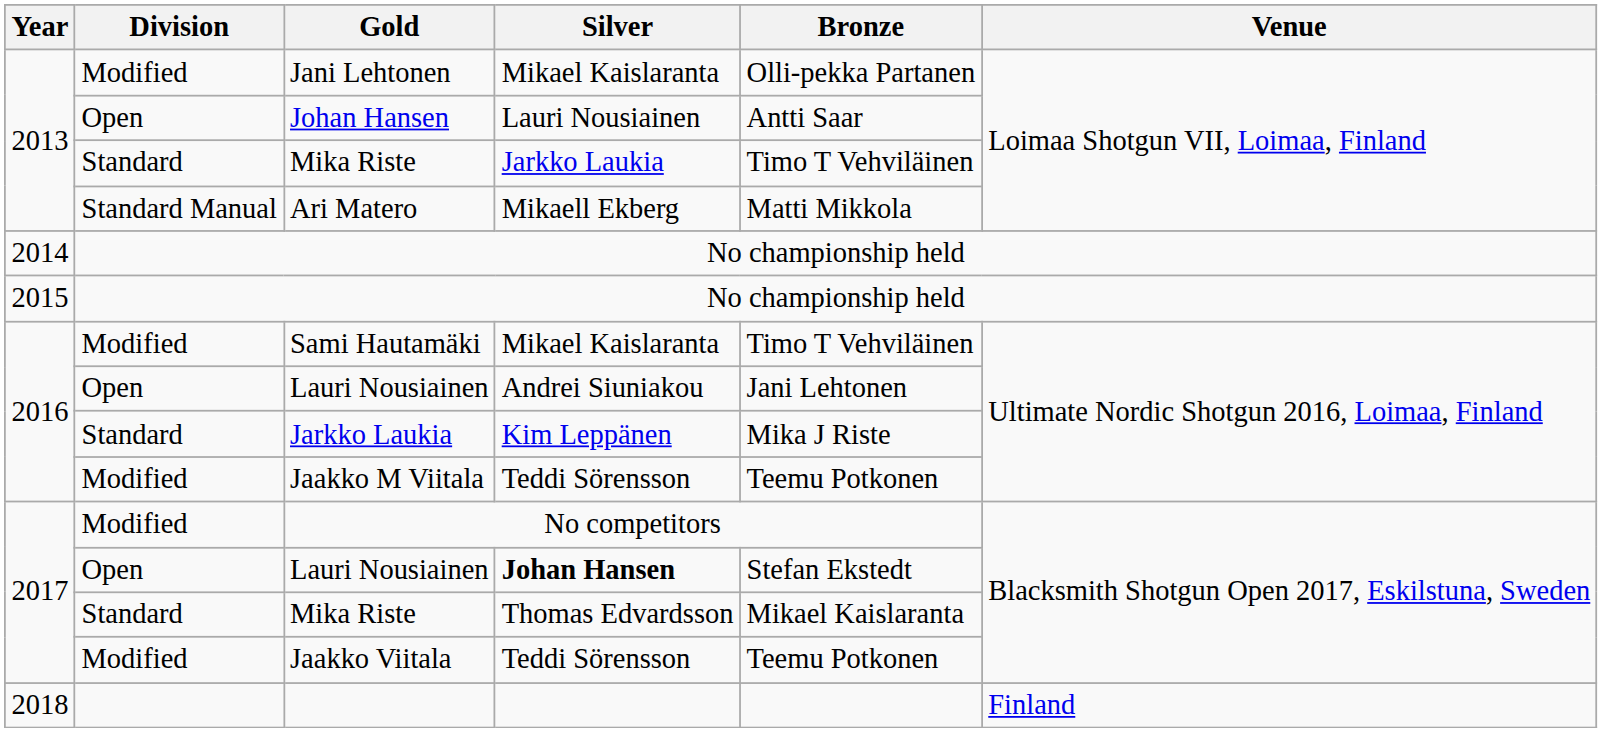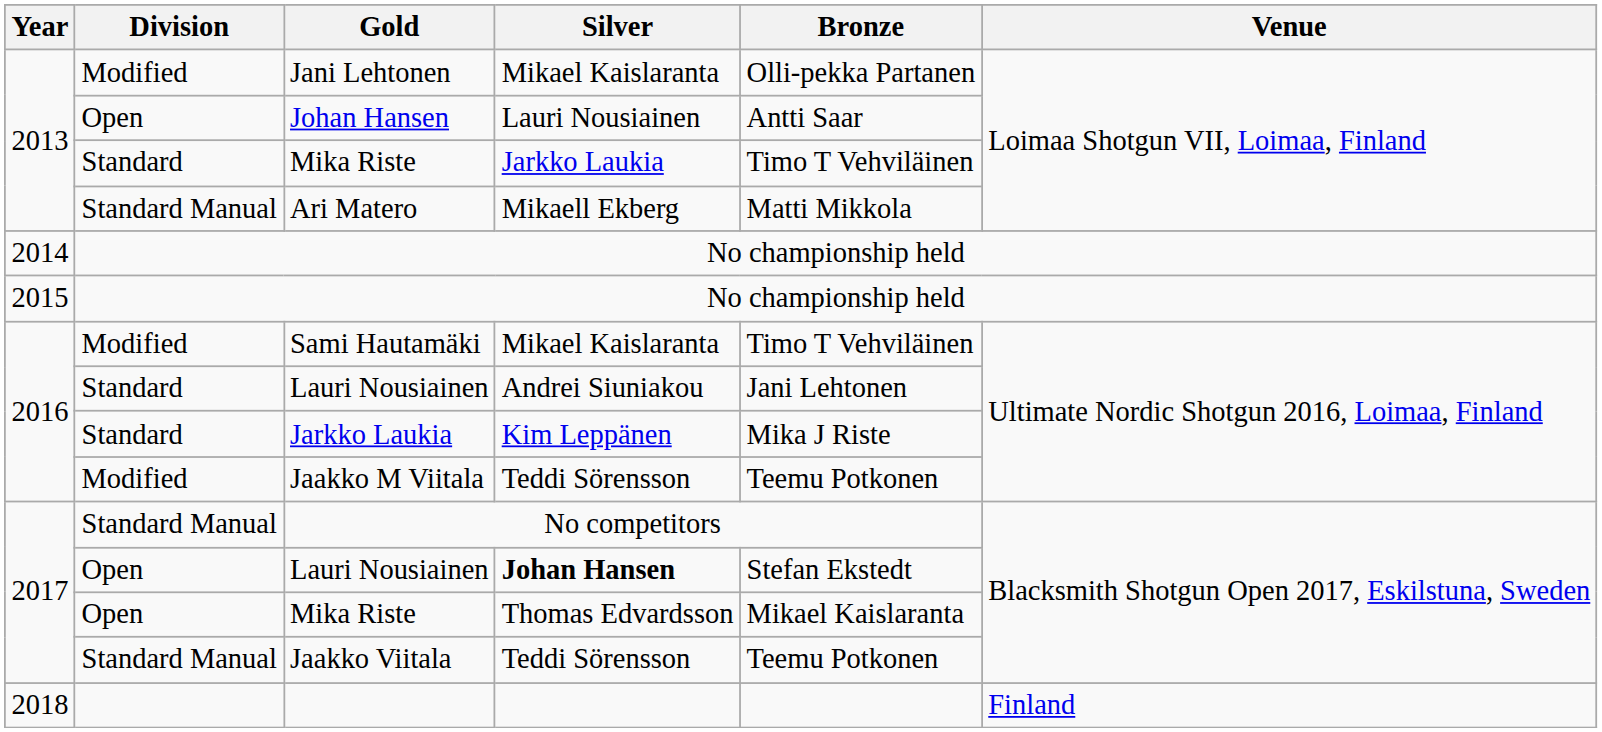(112, 388) Open -> (132, 388) Standard
(135, 523) Modified -> (179, 523) Standard Manual
(132, 614) Standard -> (112, 614) Open
(135, 659) Modified -> (179, 659) Standard Manual
